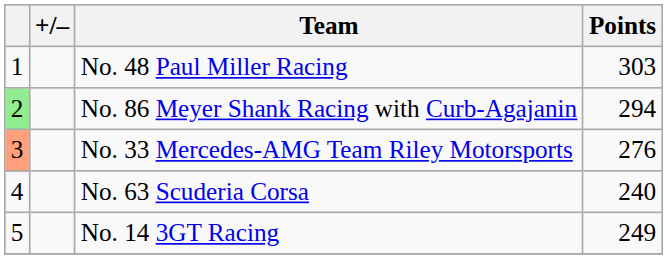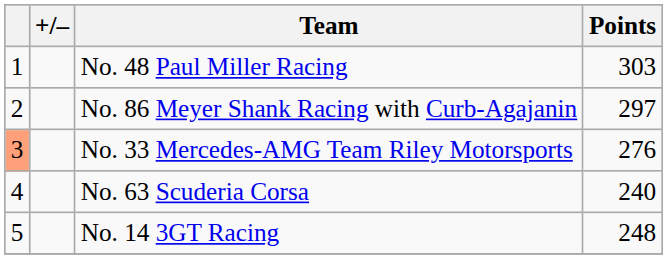(17, 108) lightgreen background -> (17, 108) no background
(637, 108) 294 -> (637, 108) 297
(637, 233) 249 -> (637, 233) 248
